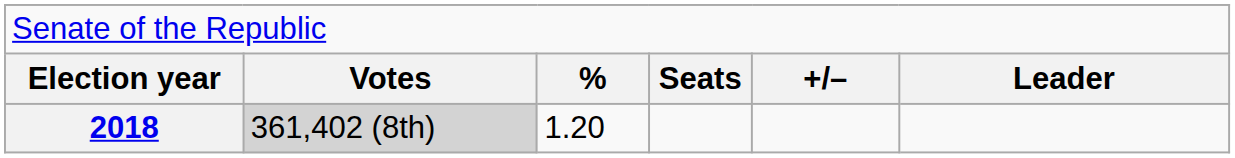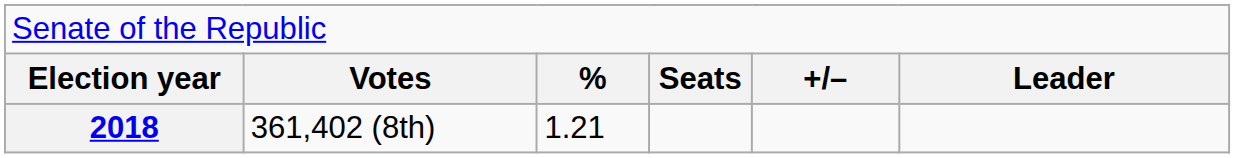(343, 127) lightgrey background -> (343, 127) no background
(575, 127) 1.20 -> (575, 127) 1.21
